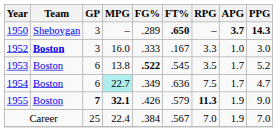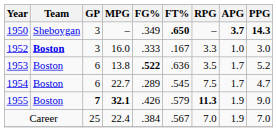(151, 31) .289 -> (151, 31) .349
(180, 66) .545 -> (180, 66) .636
(120, 83) paleturquoise background -> (120, 83) no background
(151, 83) .349 -> (151, 83) .289
(180, 83) .636 -> (180, 83) .545
